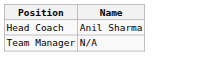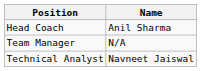+ row: (55, 58)
